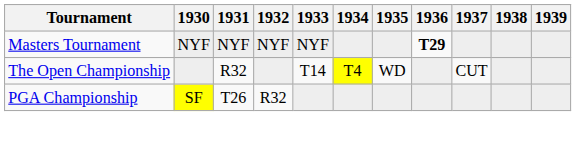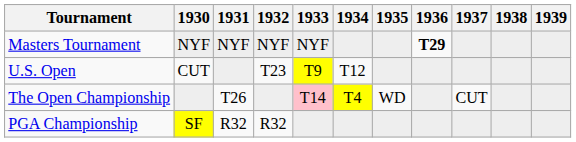+ row: (42, 71)
(233, 71) R32 -> (233, 97) T26
(313, 71) no background -> (313, 97) pink background
(233, 97) T26 -> (233, 124) R32
